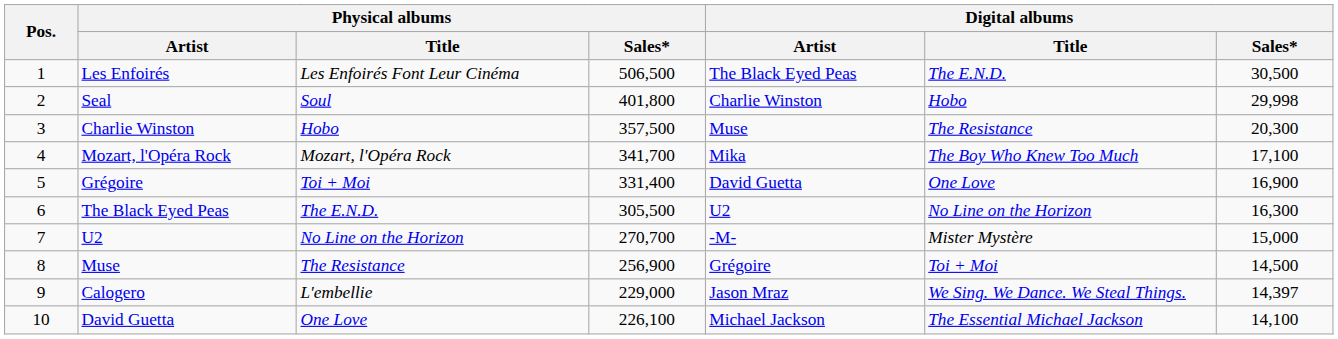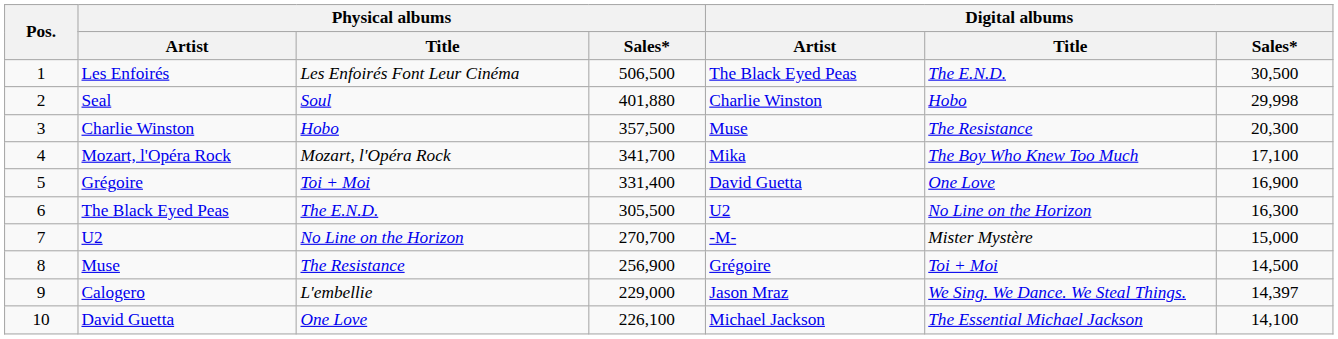(647, 100) 401,800 -> (647, 100) 401,880
